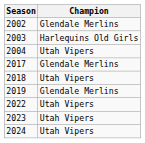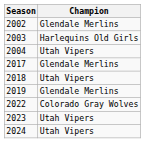(67, 104) Utah Vipers -> (89, 104) Colorado Gray Wolves
